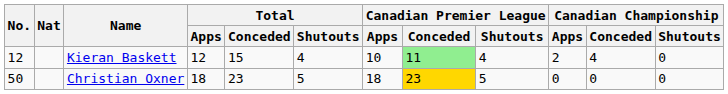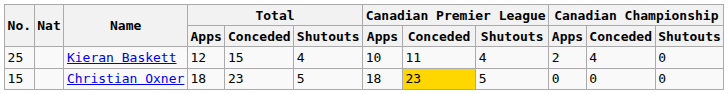(15, 57) 12 -> (15, 57) 25
(413, 57) lightgreen background -> (413, 57) no background
(15, 79) 50 -> (15, 79) 15
